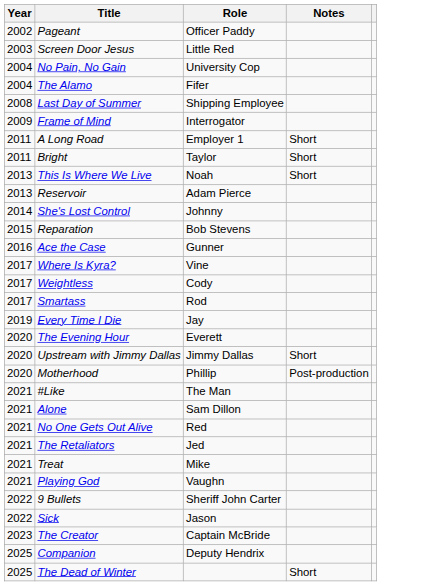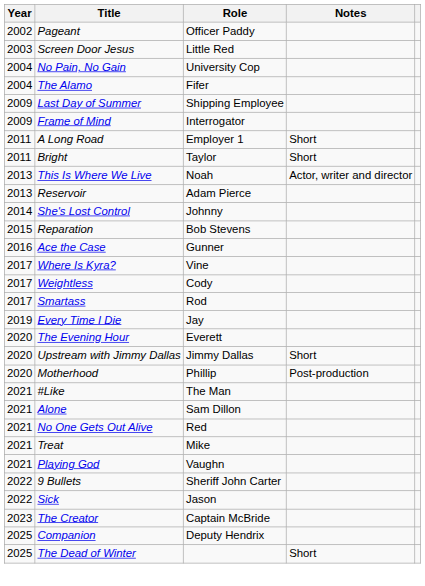(20, 103) 2008 -> (20, 103) 2009
(303, 175) Short -> (351, 175) Actor, writer and director
- row: (76, 445)
